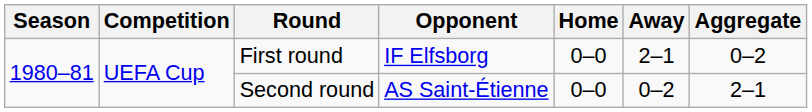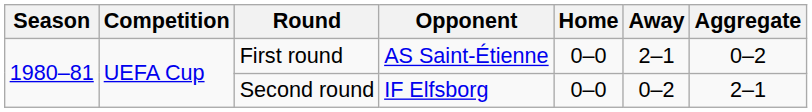(436, 55) IF Elfsborg -> (466, 55) AS Saint-Étienne
(466, 90) AS Saint-Étienne -> (436, 90) IF Elfsborg
